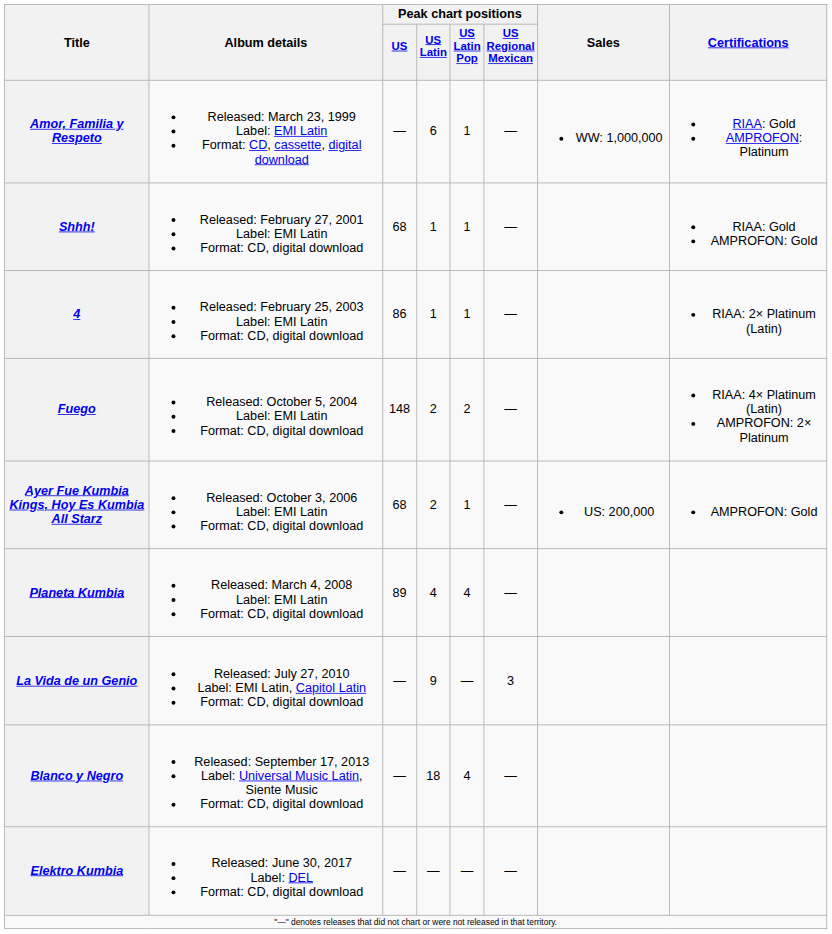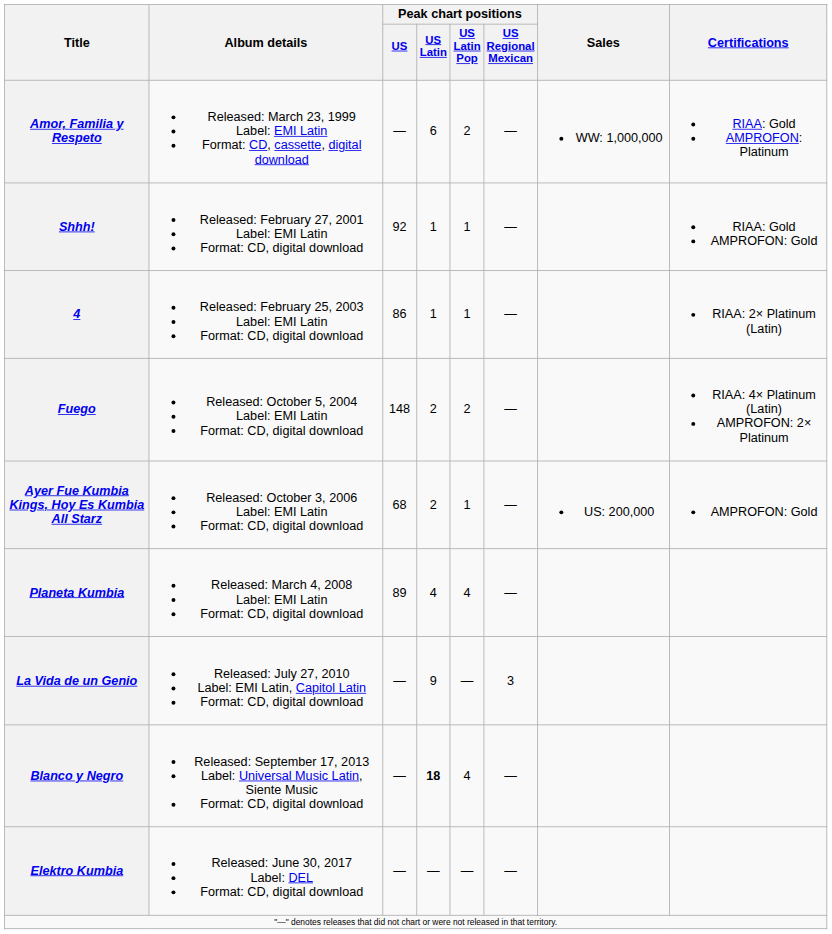(467, 131) 1 -> (467, 131) 2
(399, 226) 68 -> (399, 226) 92
(433, 775) normal -> (433, 775) bold
